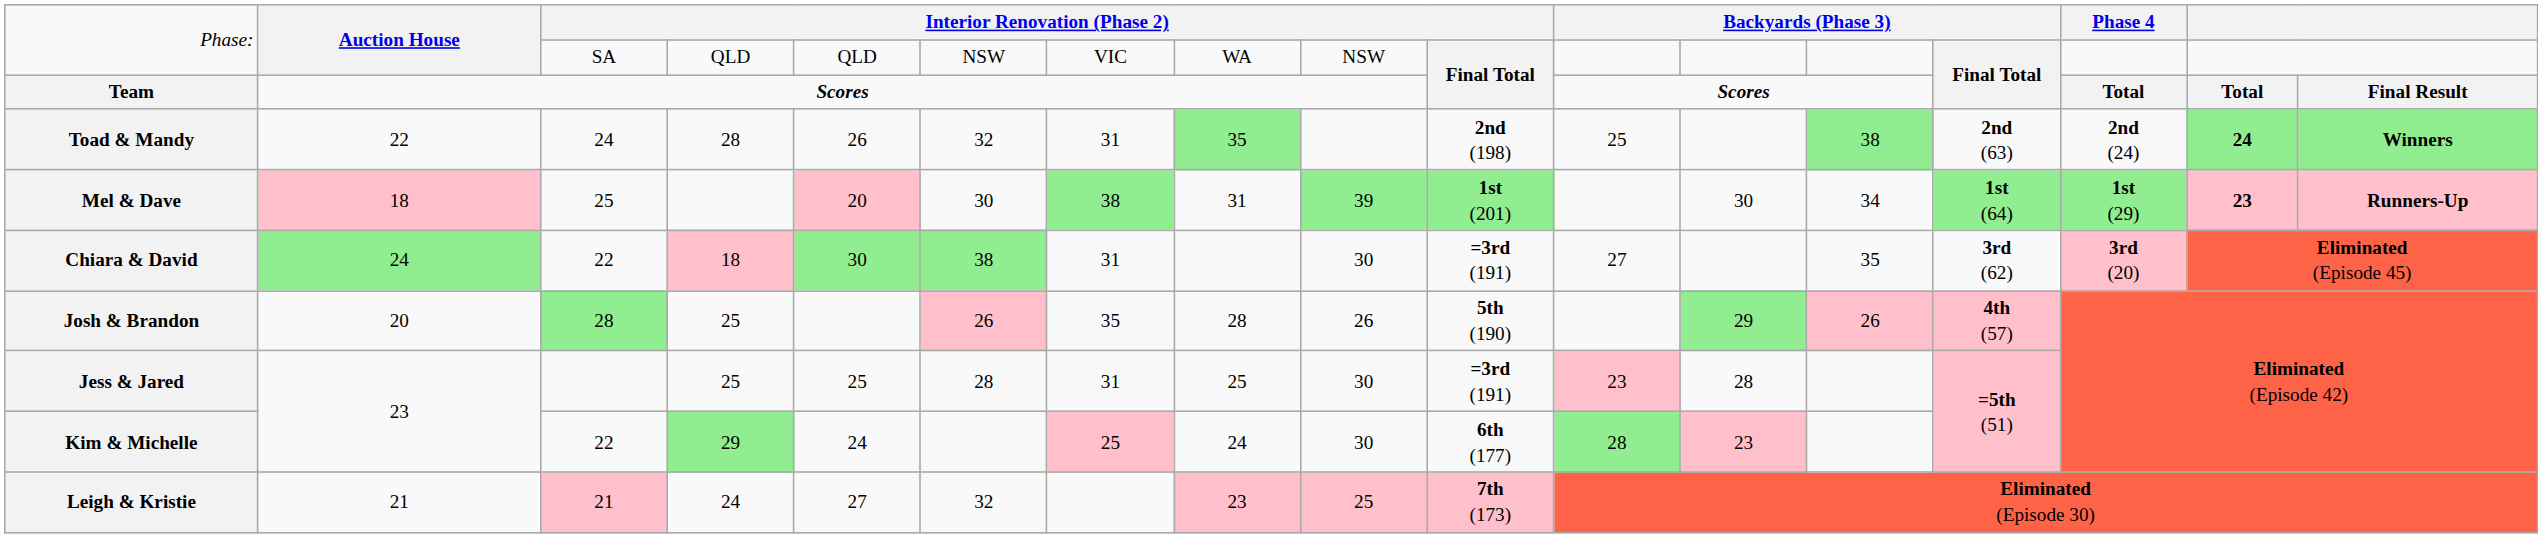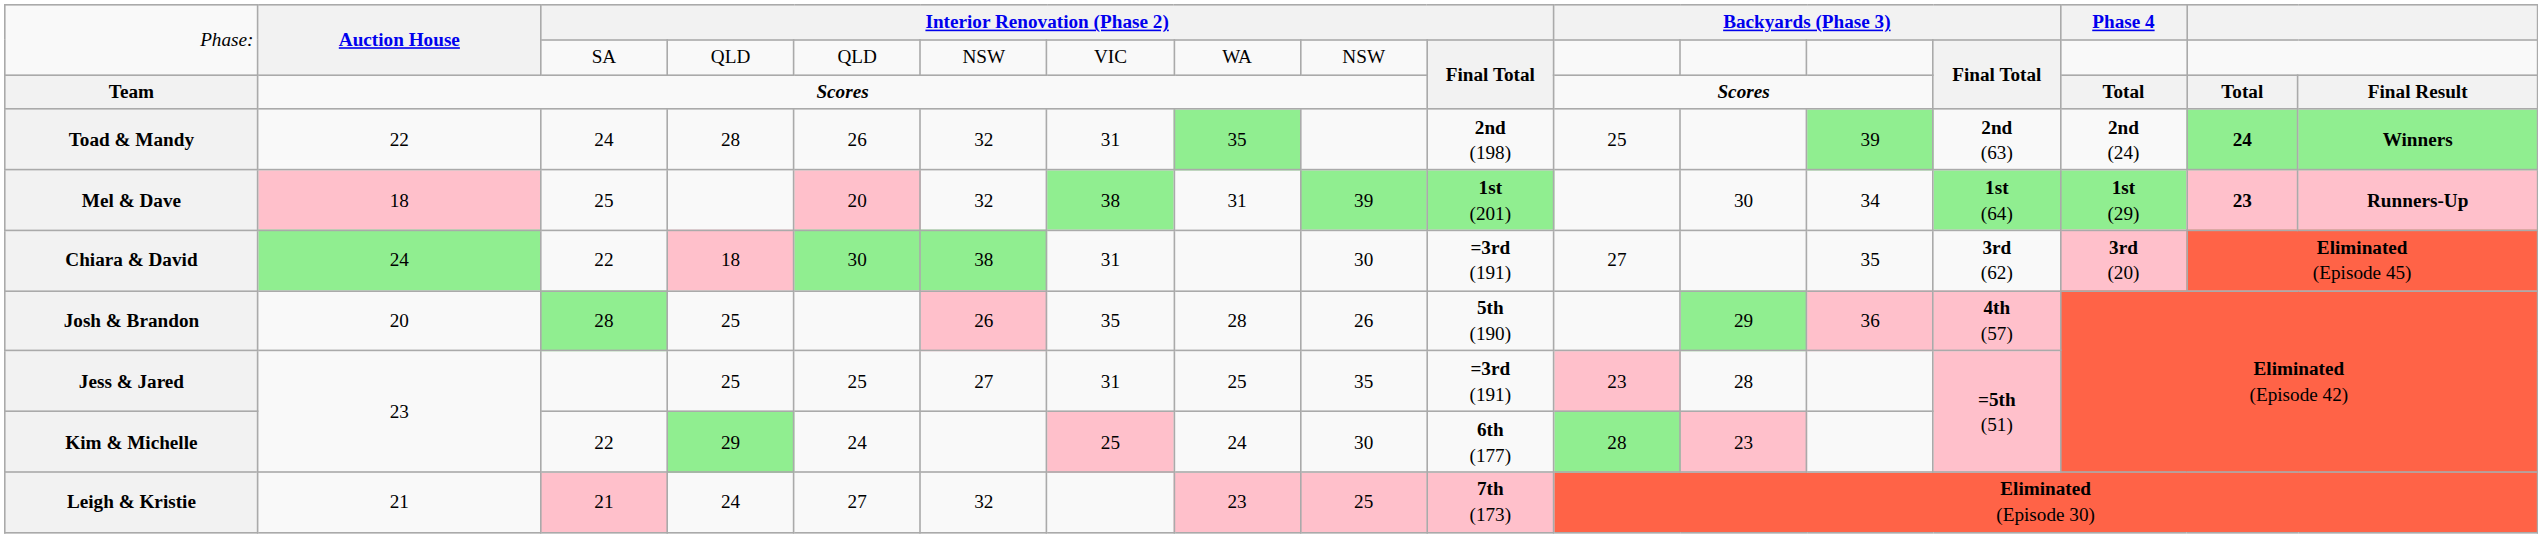(1870, 140) 38 -> (1870, 140) 39
(984, 200) 30 -> (984, 200) 32
(1870, 321) 26 -> (1870, 321) 36
(984, 381) 28 -> (984, 381) 27
(1364, 381) 30 -> (1364, 381) 35
